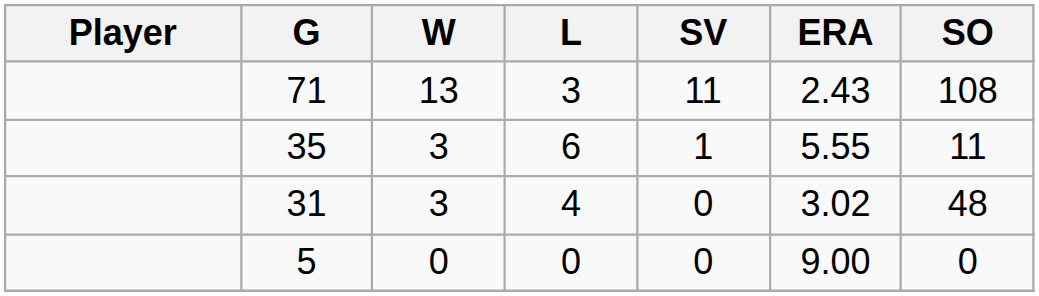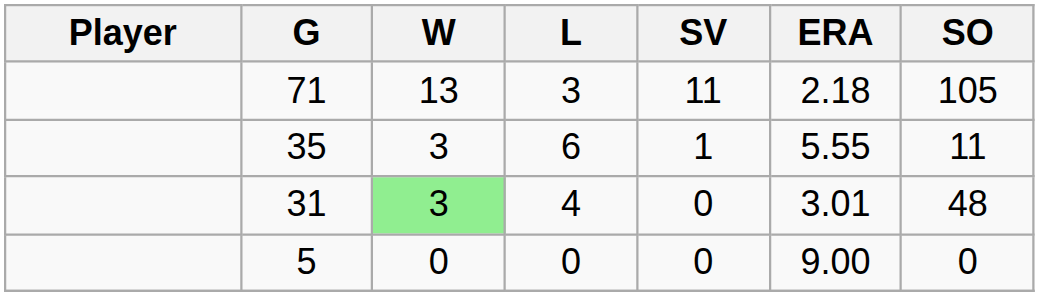(835, 90) 2.43 -> (835, 90) 2.18
(968, 90) 108 -> (968, 90) 105
(439, 204) no background -> (439, 204) lightgreen background
(835, 204) 3.02 -> (835, 204) 3.01
